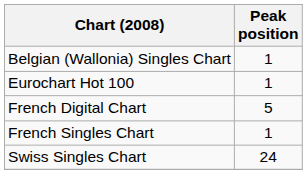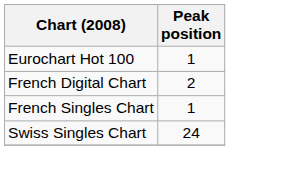- row: (119, 58)
(268, 108) 5 -> (191, 83) 2
